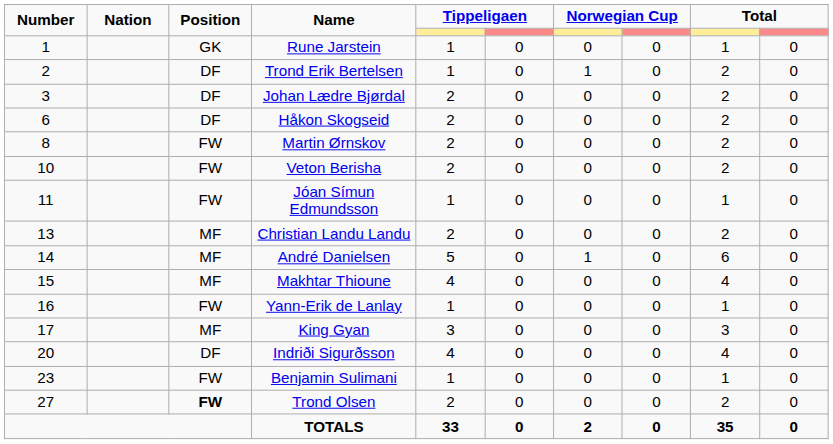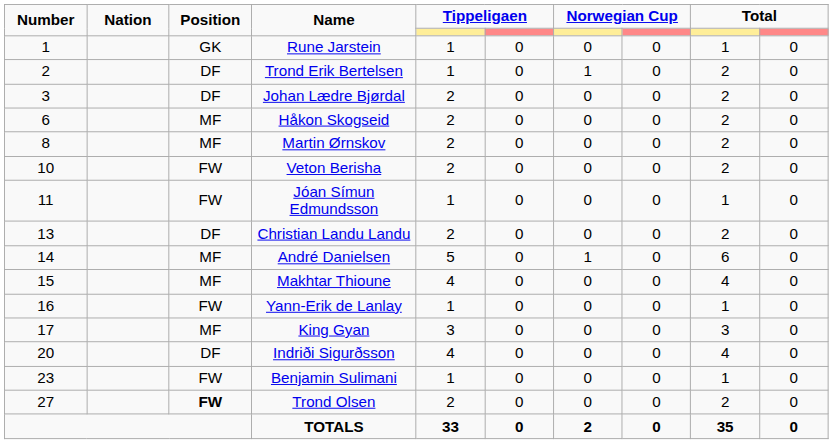(210, 119) DF -> (210, 119) MF
(210, 144) FW -> (210, 144) MF
(210, 233) MF -> (210, 233) DF
